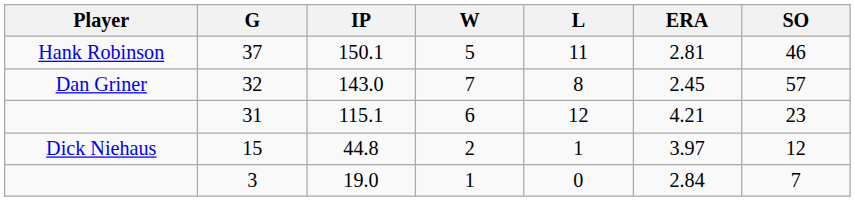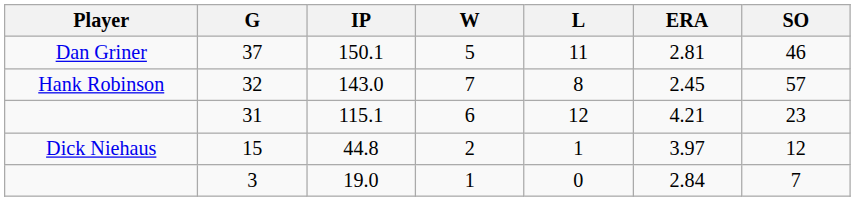(101, 52) Hank Robinson -> (101, 52) Dan Griner
(101, 84) Dan Griner -> (101, 84) Hank Robinson
